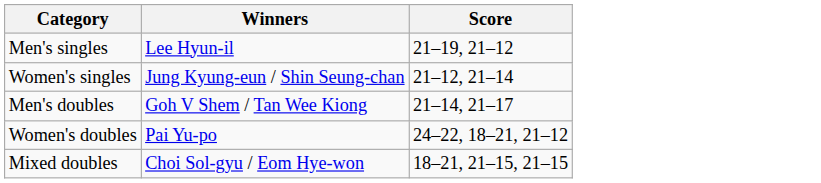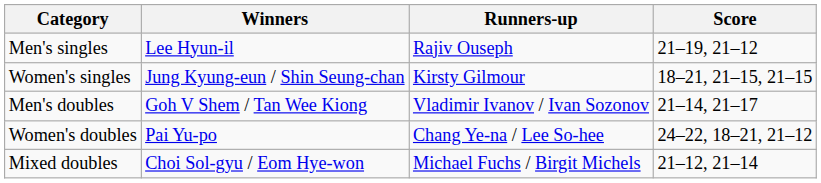+ column: (531, 18)
(463, 76) 21–12, 21–14 -> (735, 76) 18–21, 21–15, 21–15
(490, 163) 18–21, 21–15, 21–15 -> (708, 163) 21–12, 21–14
